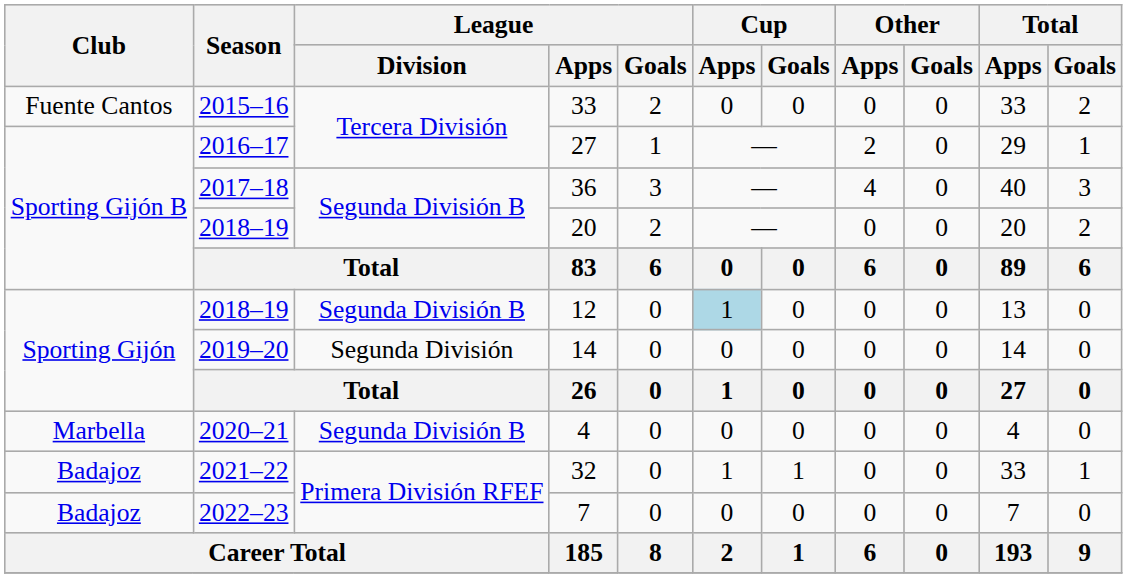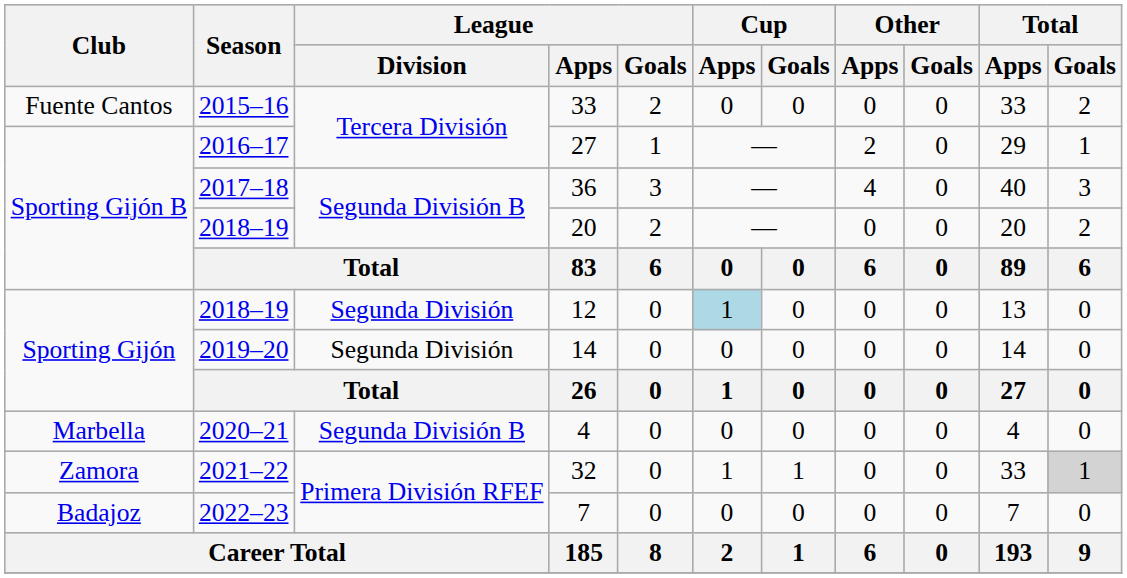(422, 308) Segunda División B -> (422, 308) Segunda División
(99, 471) Badajoz -> (99, 471) Zamora
(1085, 471) no background -> (1085, 471) lightgrey background
